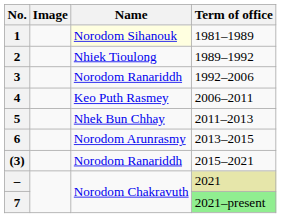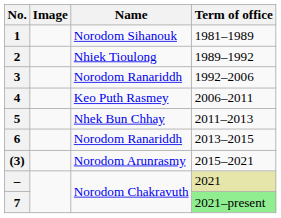(125, 35) lightyellow background -> (125, 35) no background
(130, 139) Norodom Arunrasmy -> (128, 139) Norodom Ranariddh
(128, 160) Norodom Ranariddh -> (130, 160) Norodom Arunrasmy
